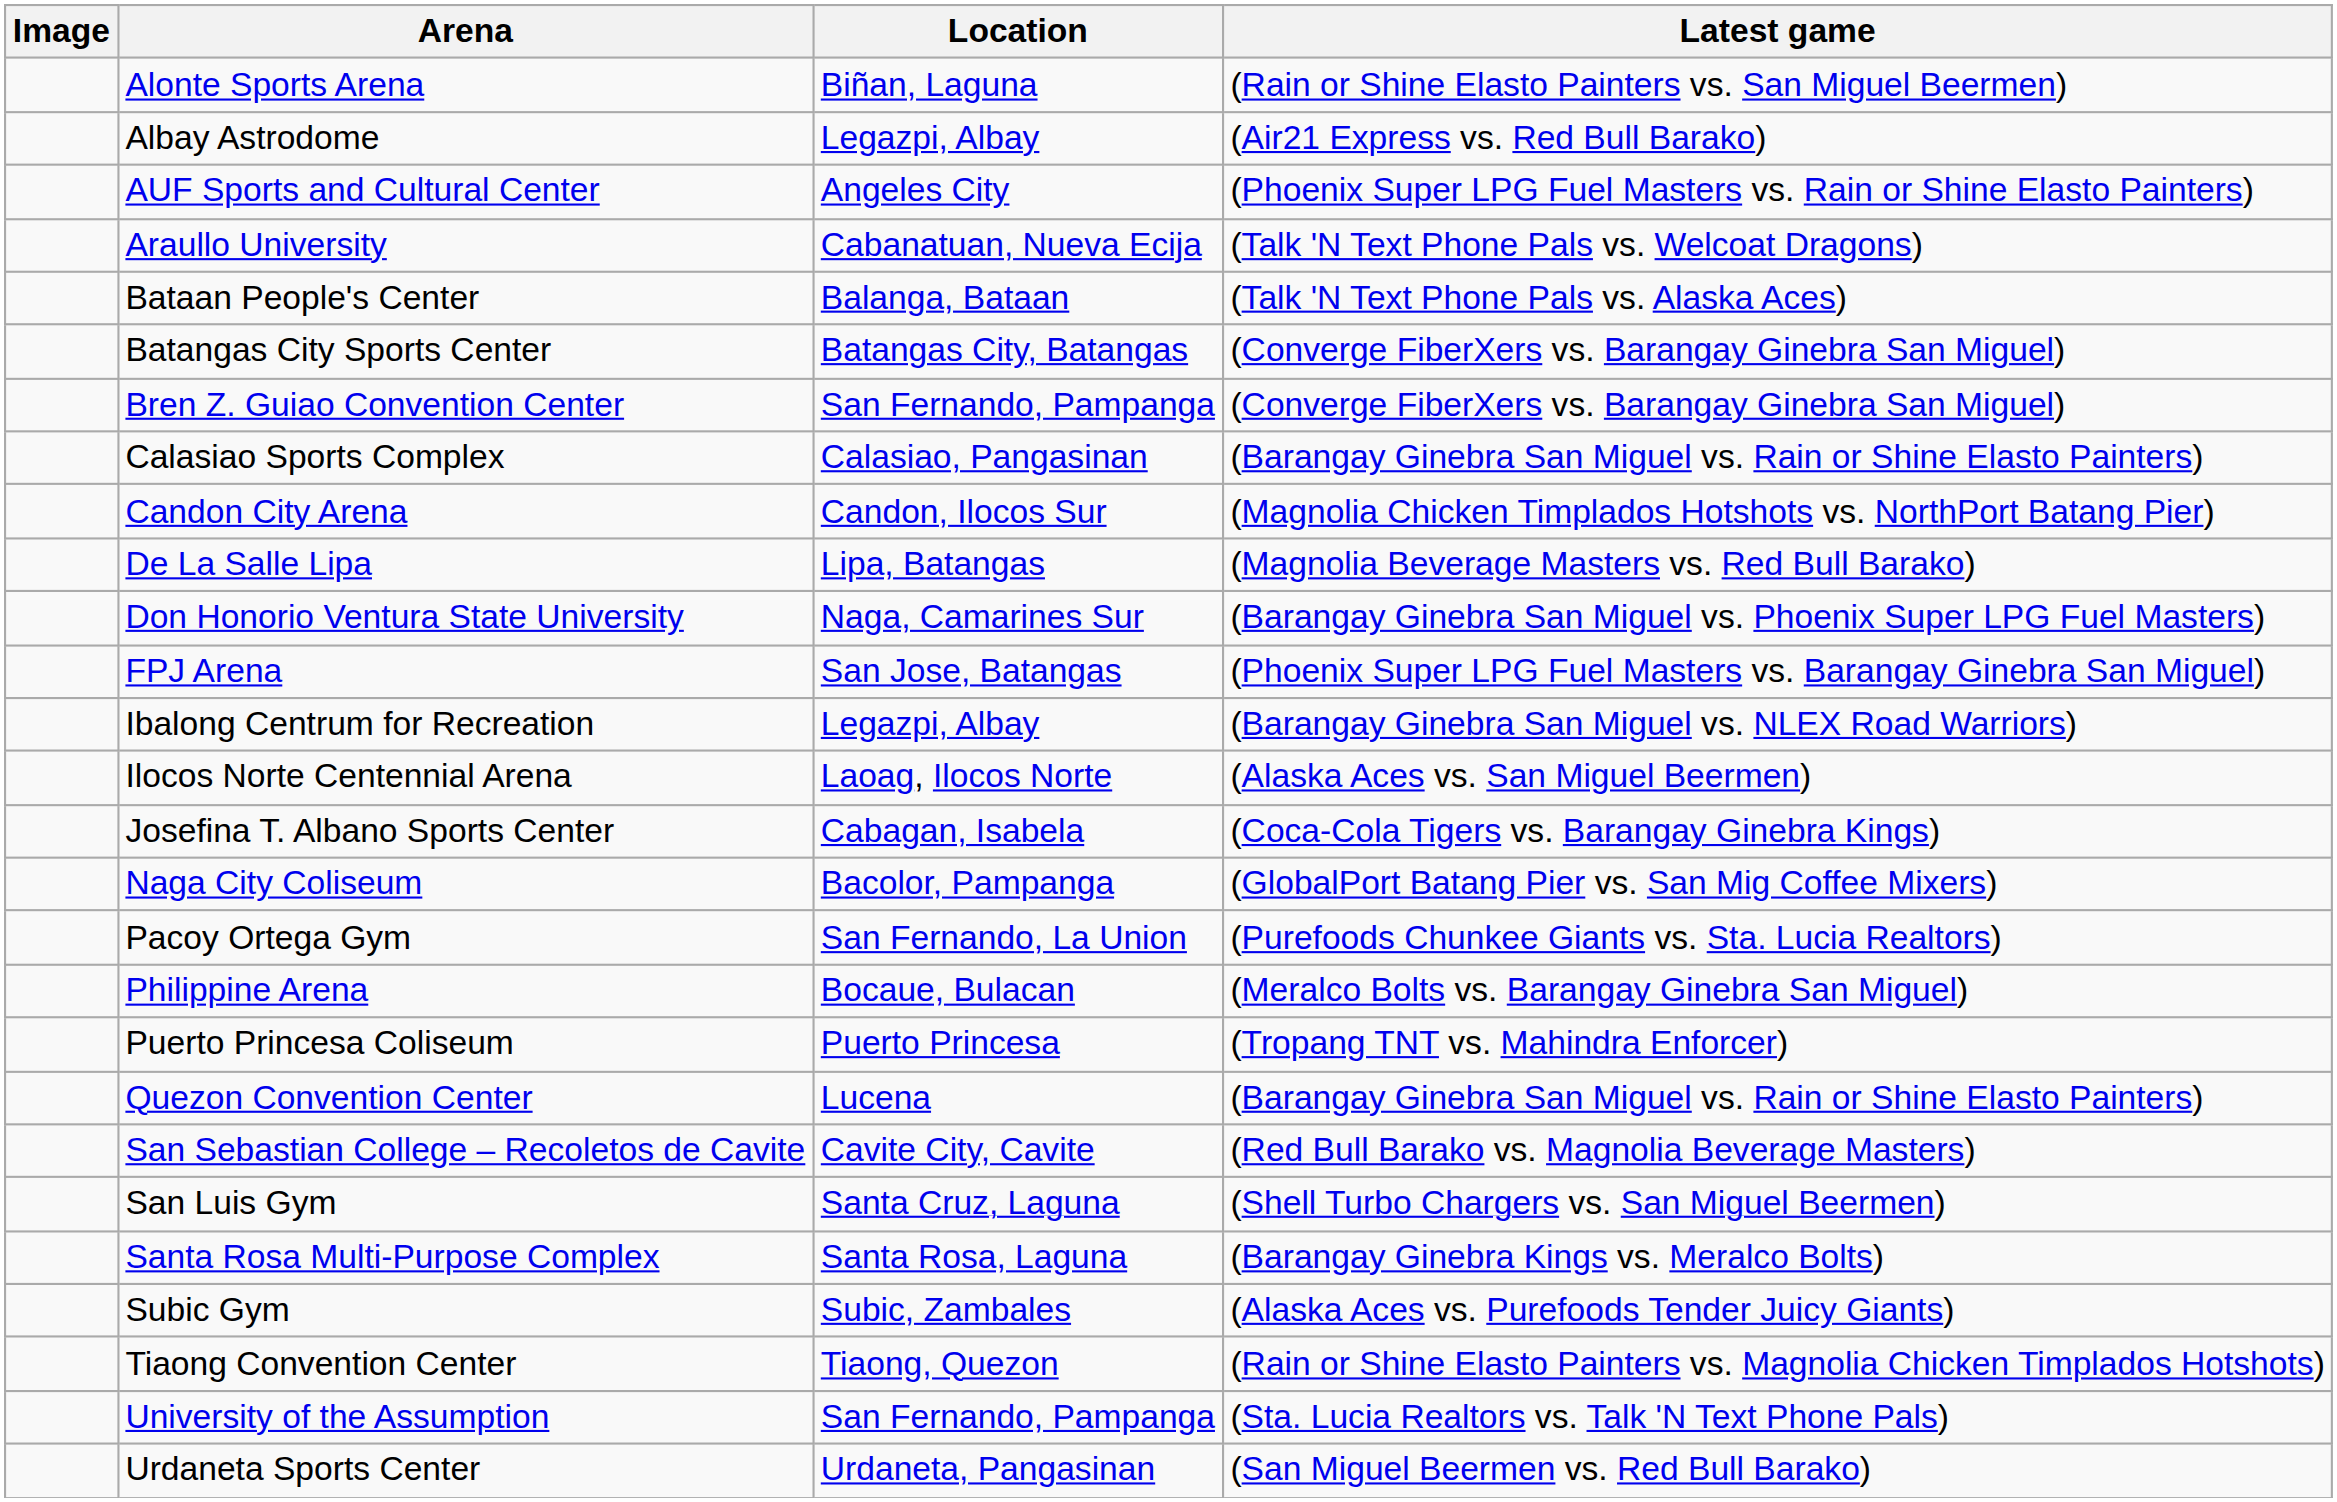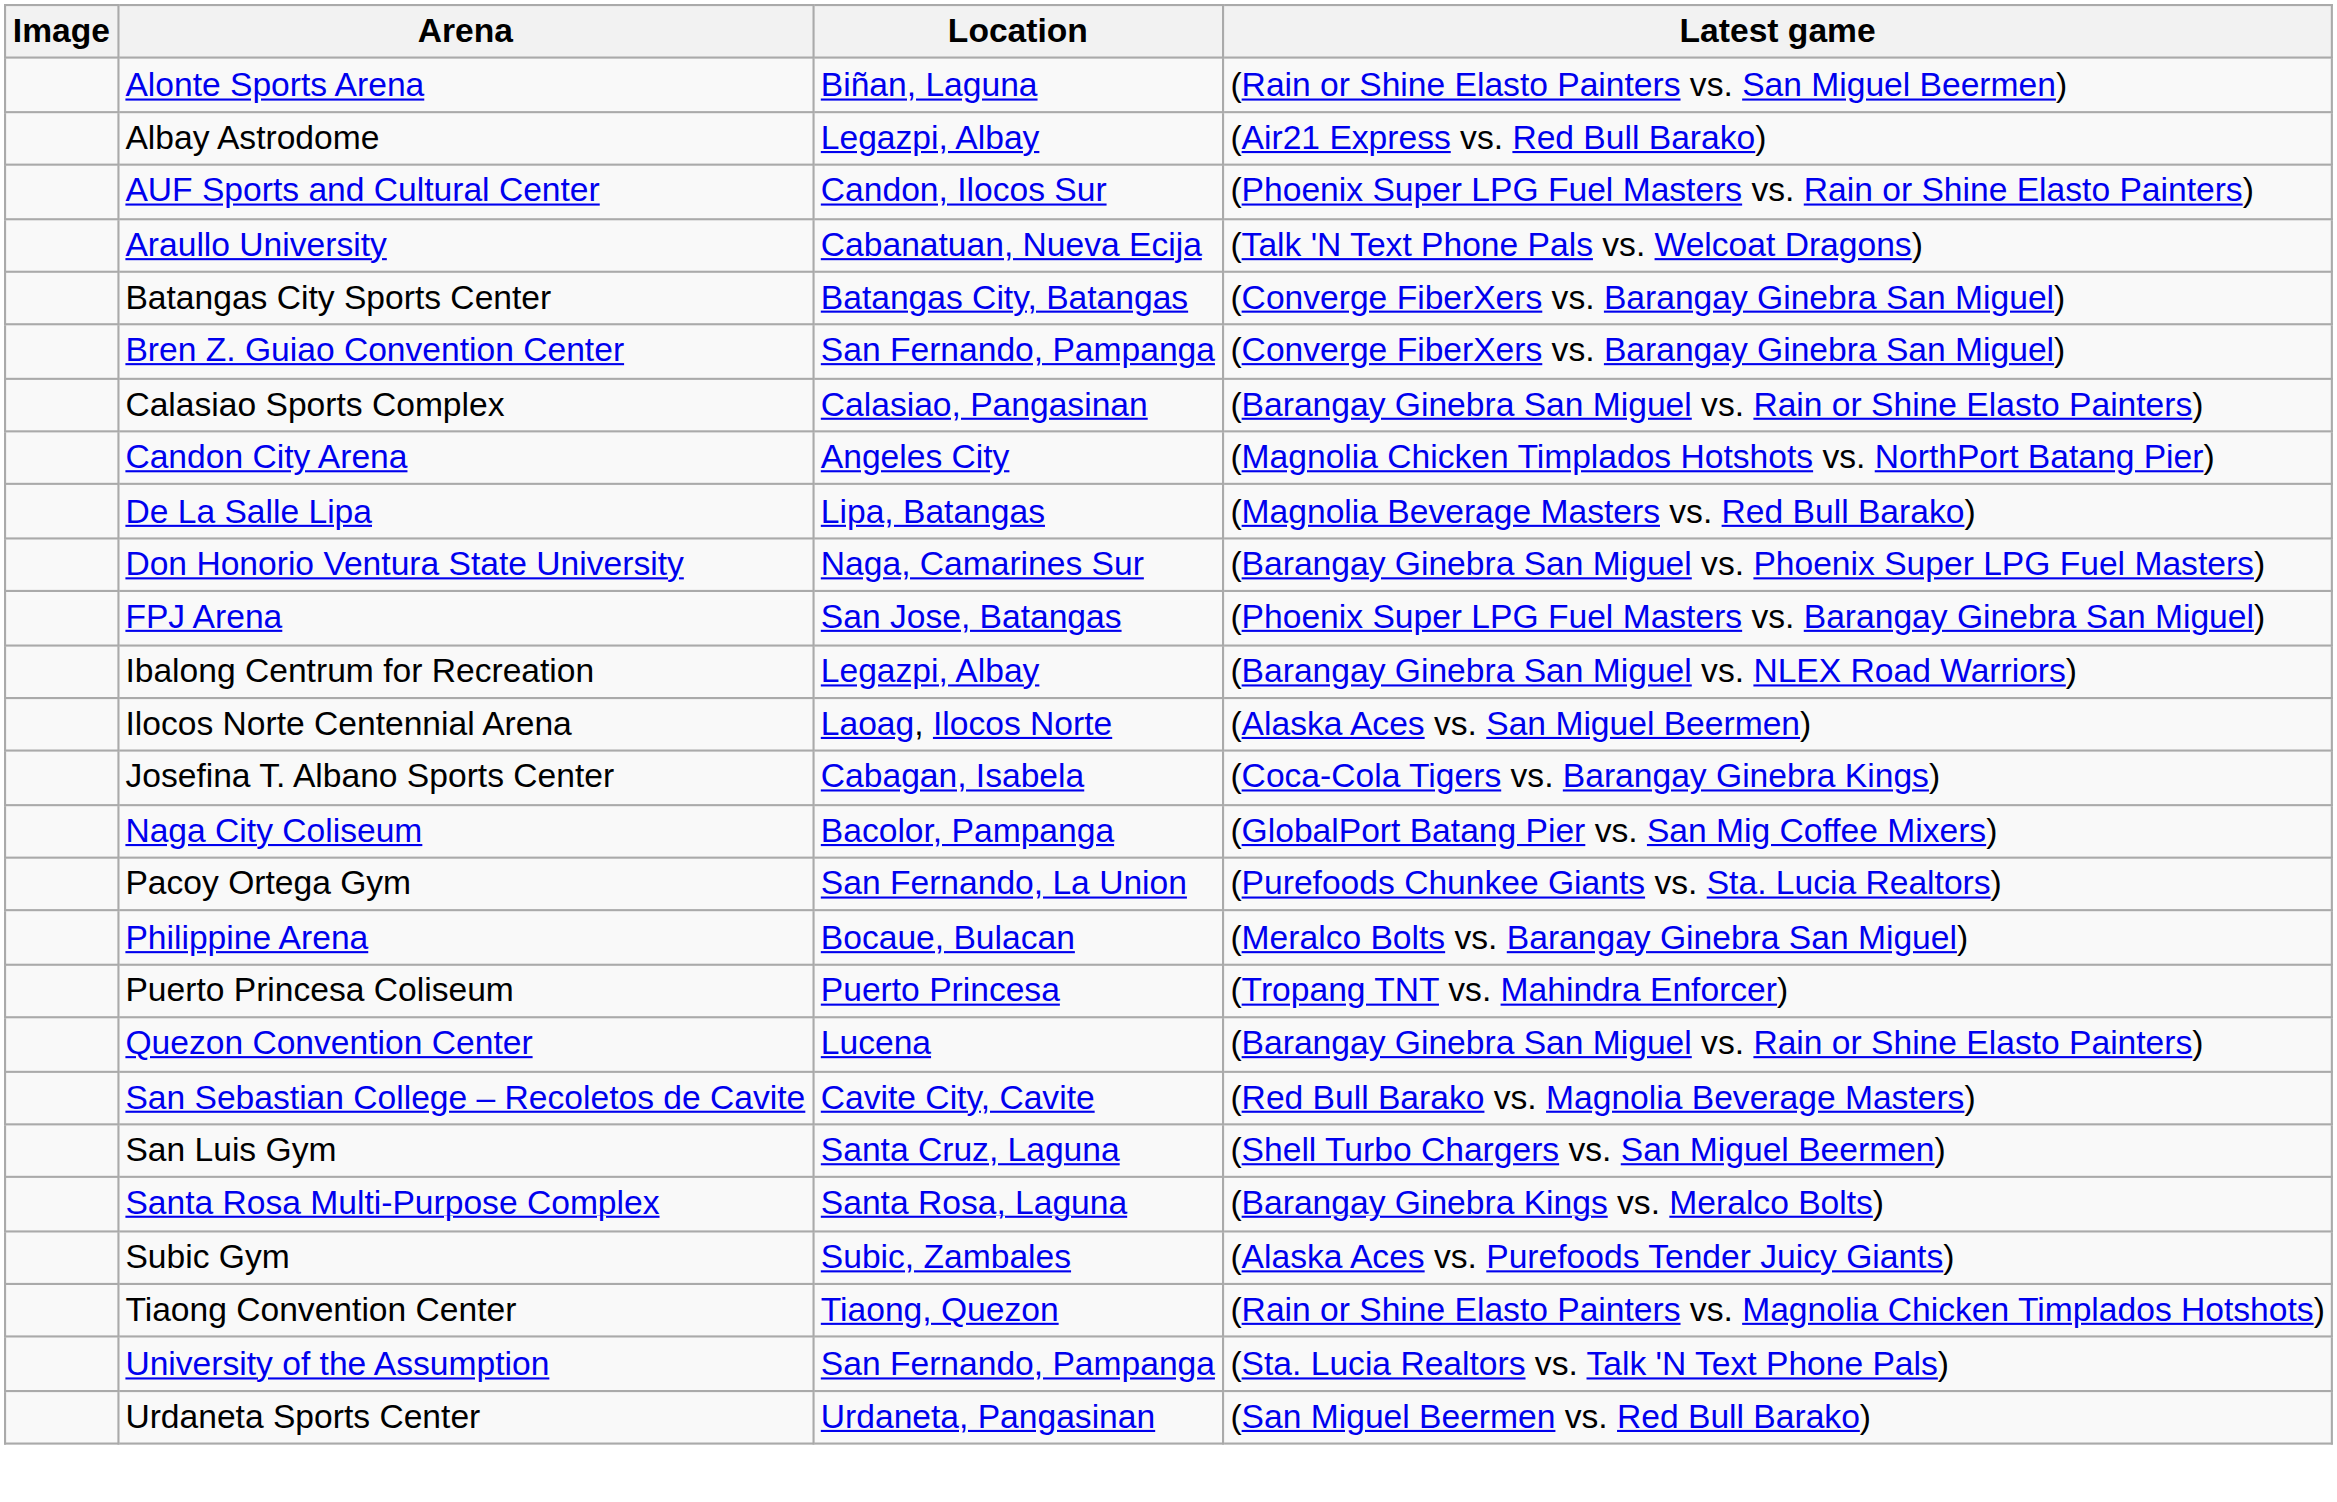(915, 191) Angeles City -> (964, 191) Candon, Ilocos Sur
- row: (302, 297)
(964, 510) Candon, Ilocos Sur -> (915, 457) Angeles City
